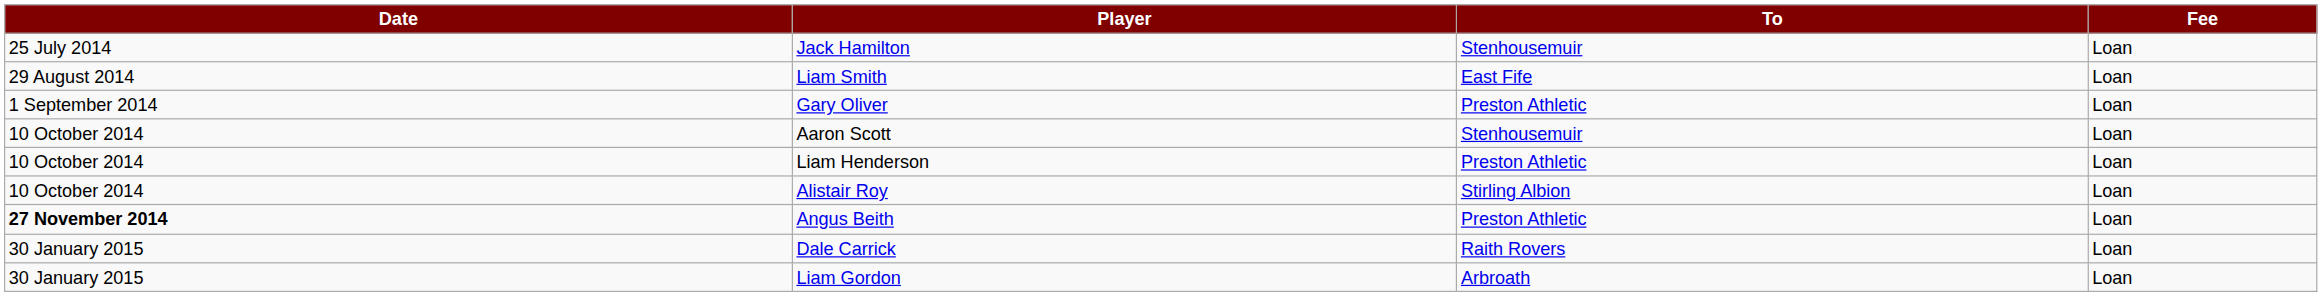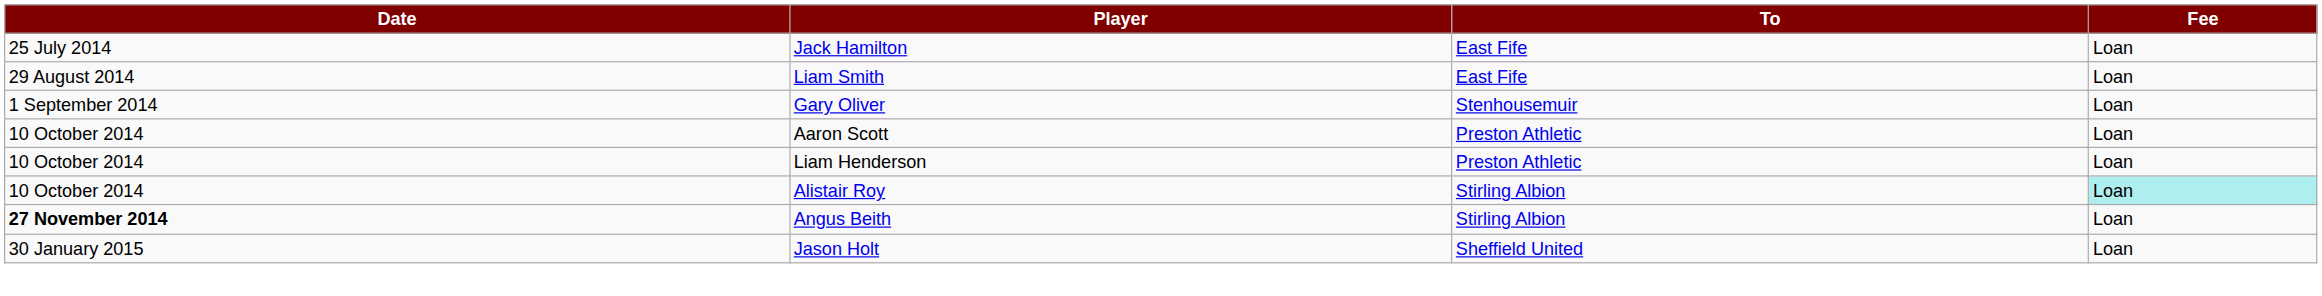(1522, 48) Stenhousemuir -> (1492, 48) East Fife
(1524, 105) Preston Athletic -> (1517, 105) Stenhousemuir
(1522, 134) Stenhousemuir -> (1519, 134) Preston Athletic
(2112, 191) no background -> (2113, 191) paleturquoise background
(1524, 220) Preston Athletic -> (1511, 220) Stirling Albion
+ row: (836, 248)
- row: (846, 248)
- row: (849, 277)
